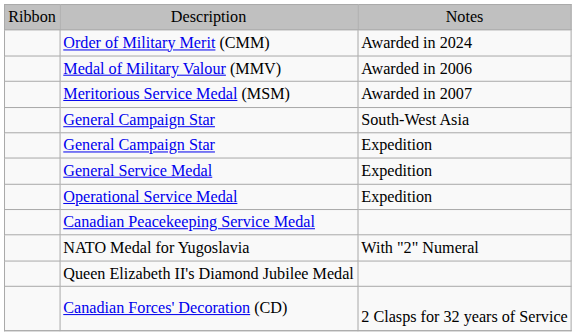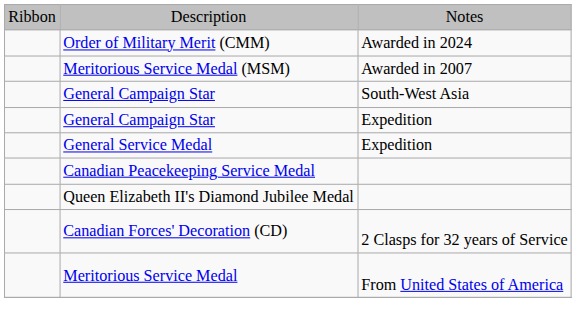- row: (172, 68)
- row: (150, 196)
- row: (156, 247)
+ row: (150, 275)
